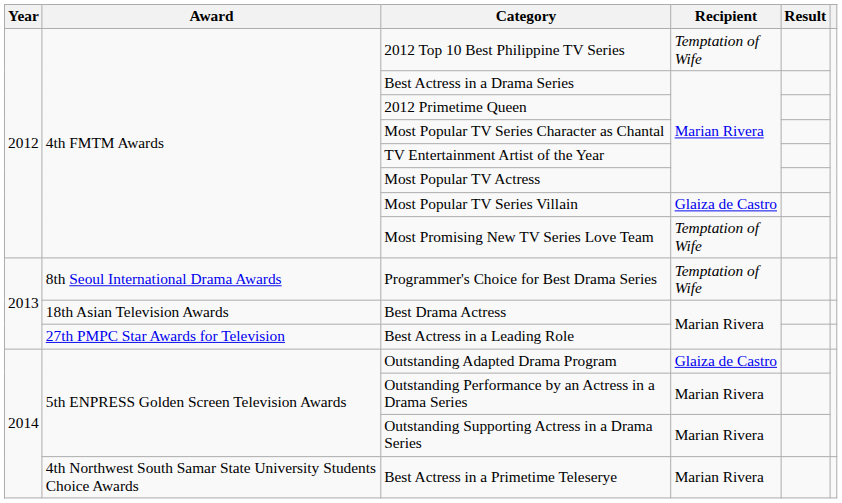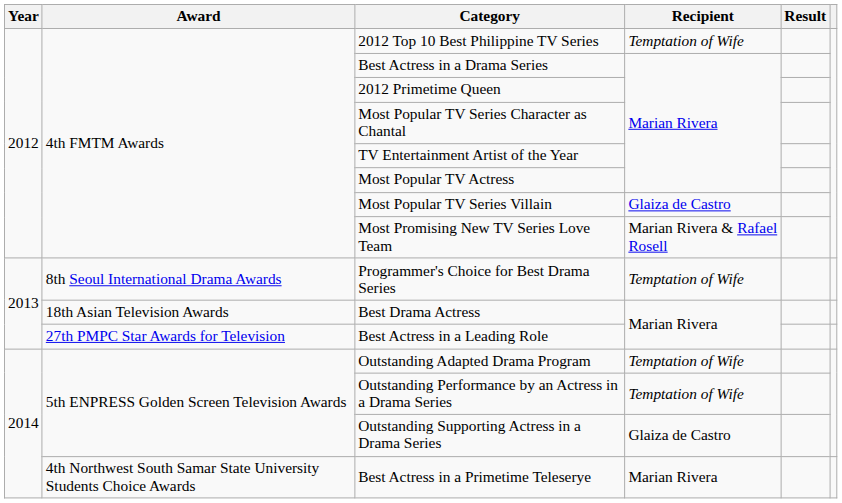(717, 237) Temptation of Wife -> (703, 237) Marian Rivera & Rafael Rosell
(726, 360) Glaiza de Castro -> (686, 360) Temptation of Wife
(719, 393) Marian Rivera -> (686, 393) Temptation of Wife
(719, 435) Marian Rivera -> (680, 435) Glaiza de Castro
